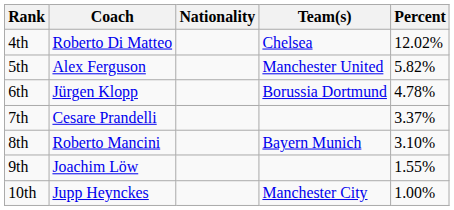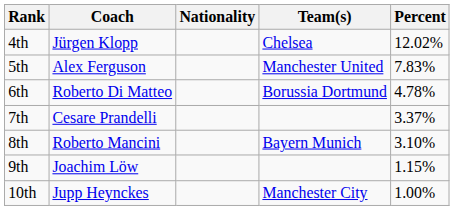(112, 42) Roberto Di Matteo -> (95, 42) Jürgen Klopp
(415, 67) 5.82% -> (415, 67) 7.83%
(95, 92) Jürgen Klopp -> (112, 92) Roberto Di Matteo
(415, 167) 1.55% -> (415, 167) 1.15%
